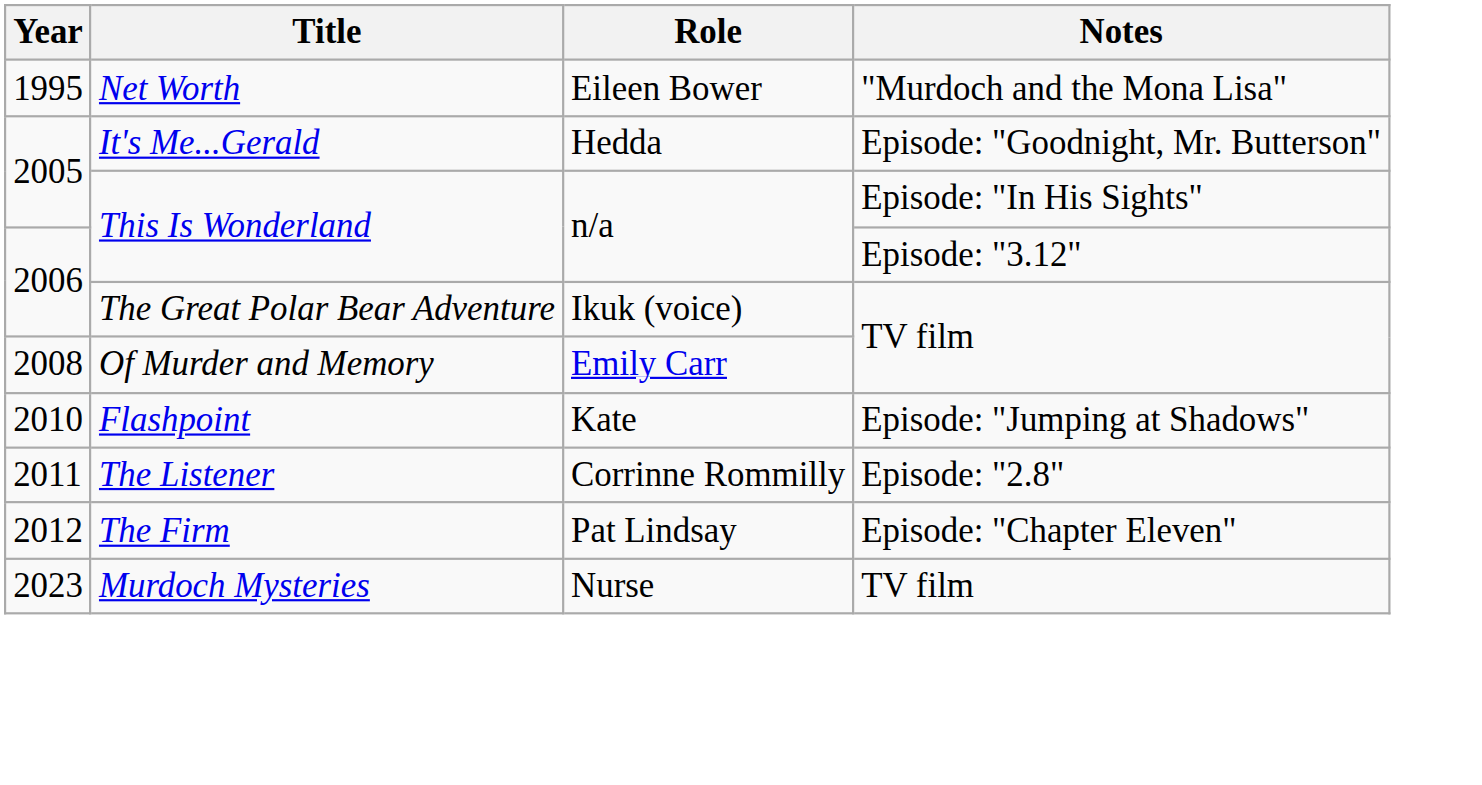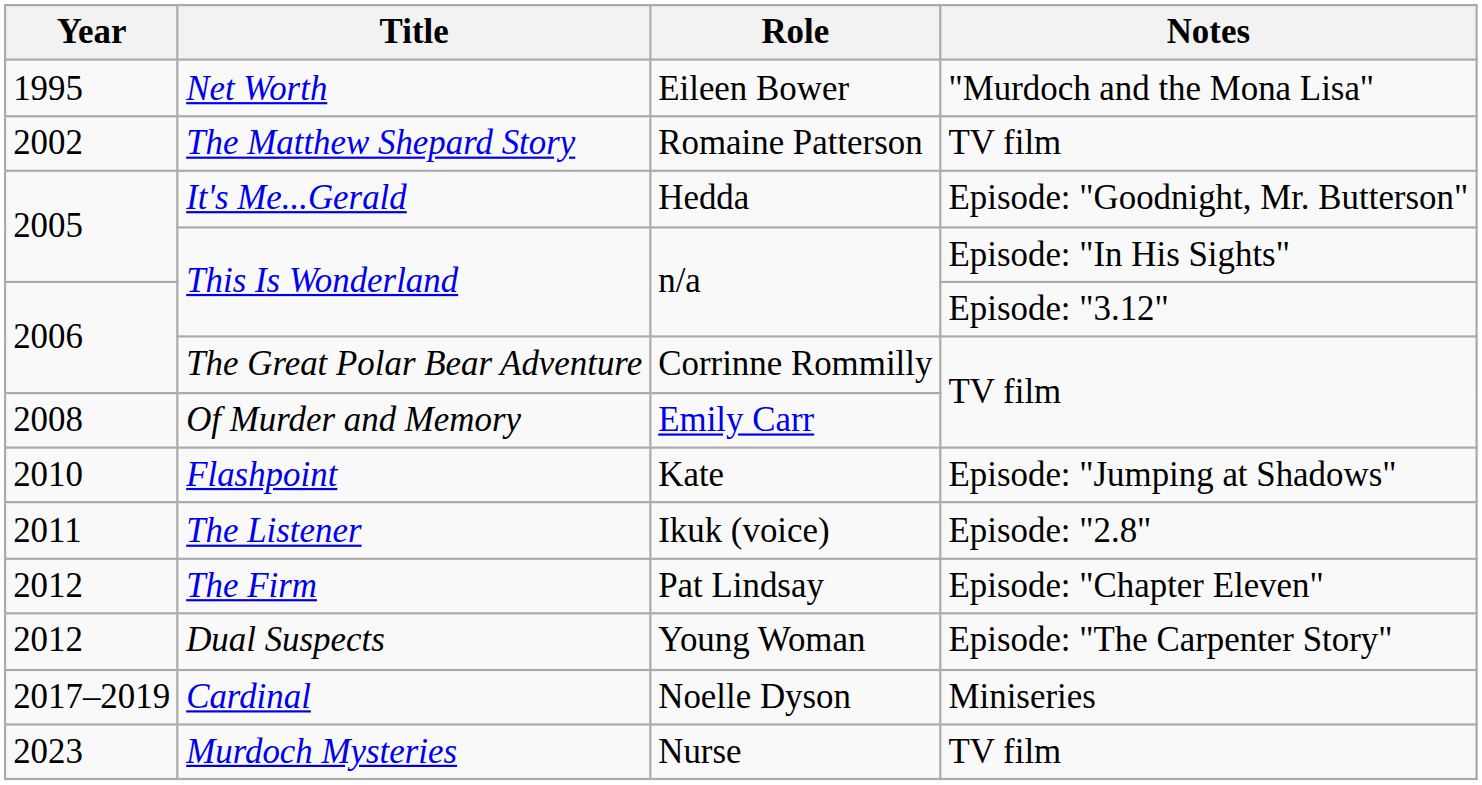+ row: (48, 142)
(657, 308) Ikuk (voice) -> (795, 364) Corrinne Rommilly
(708, 474) Corrinne Rommilly -> (744, 530) Ikuk (voice)
+ row: (48, 640)
+ row: (92, 695)
